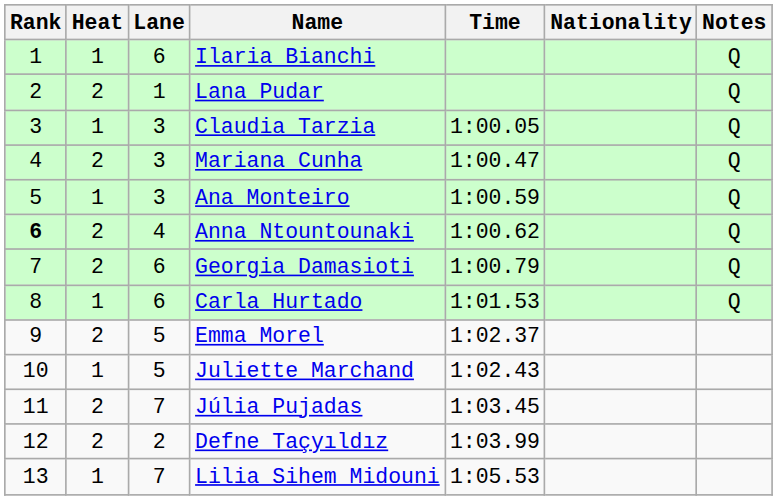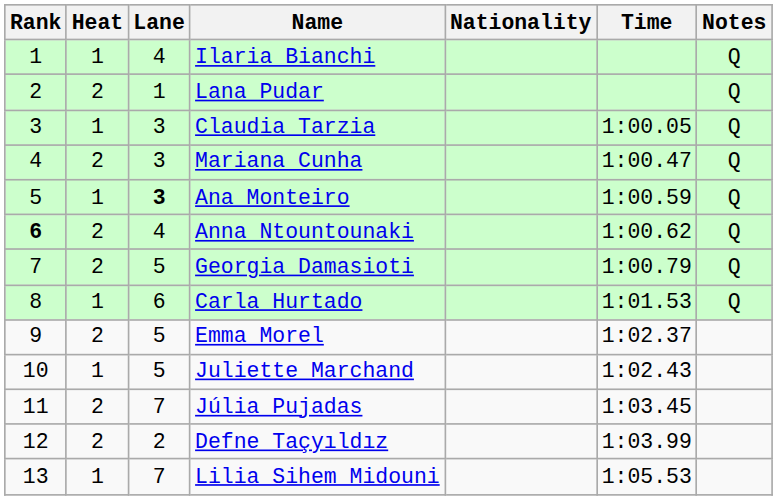columns swapped: (621, 22) <-> (495, 22)
(159, 57) 6 -> (159, 57) 4
(159, 197) normal -> (159, 197) bold
(159, 267) 6 -> (159, 267) 5
